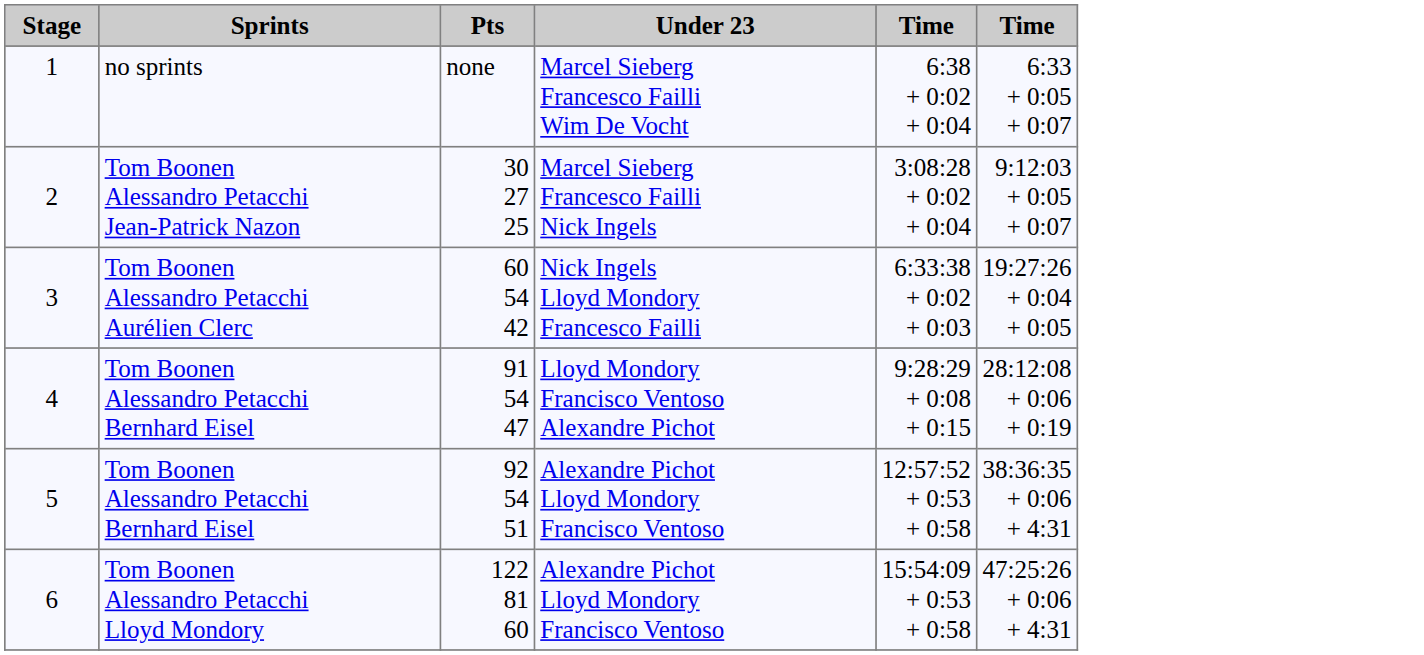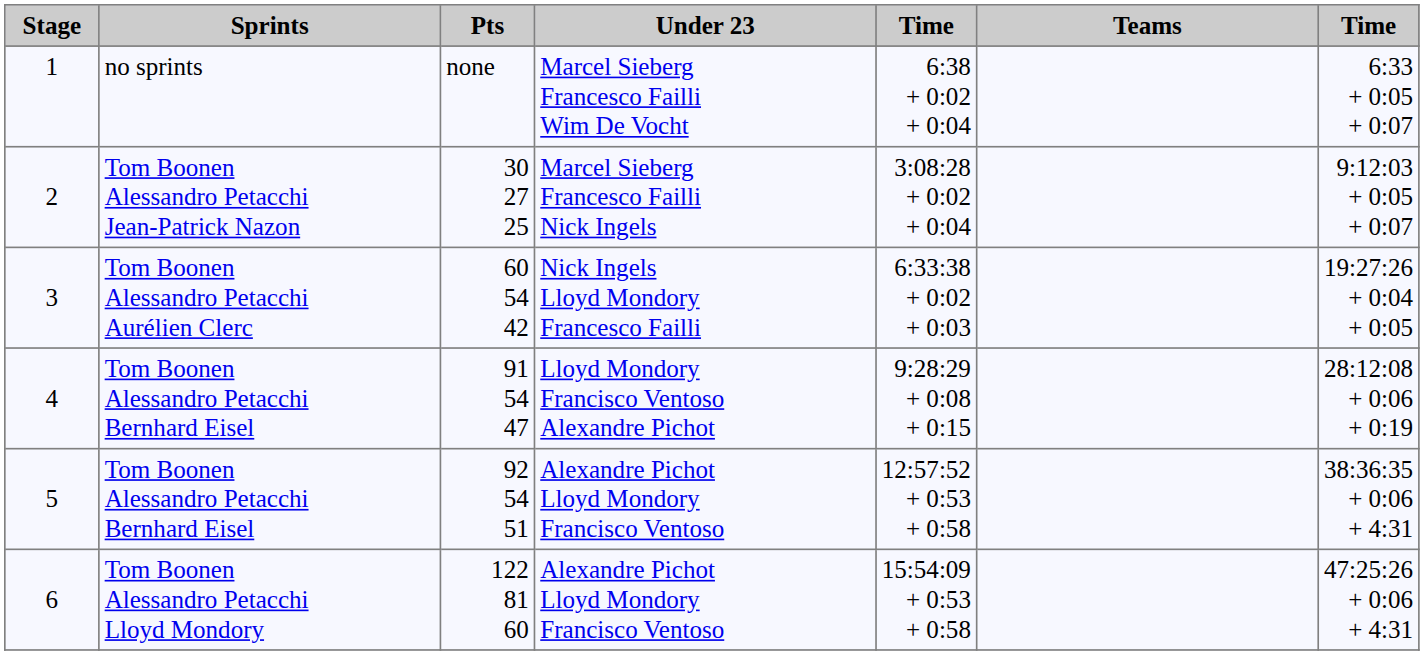+ column: (1147, 25)
